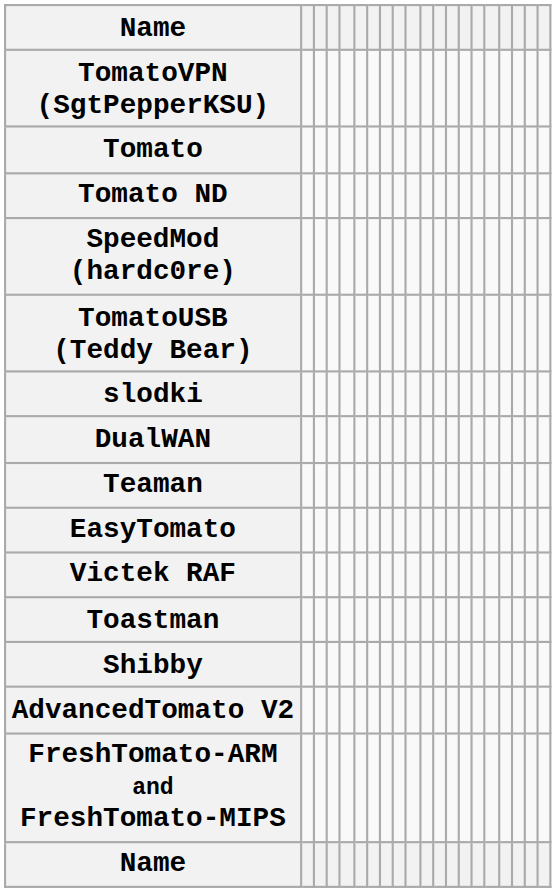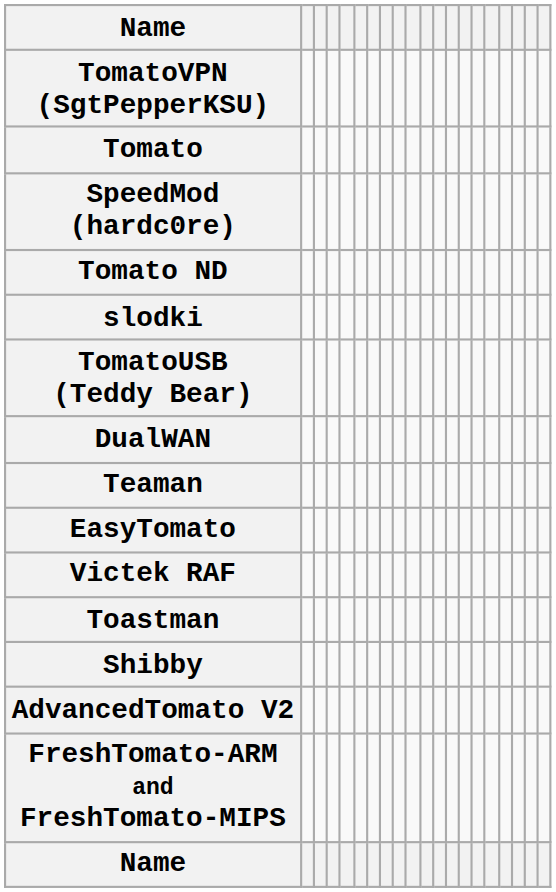rows swapped: (153, 195) <-> (153, 256)
rows swapped: (153, 333) <-> (153, 394)
